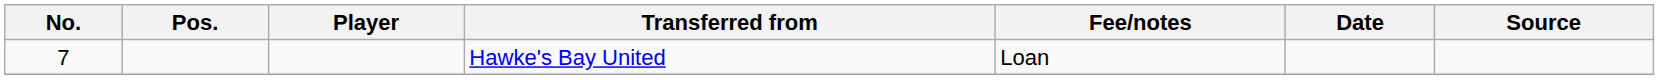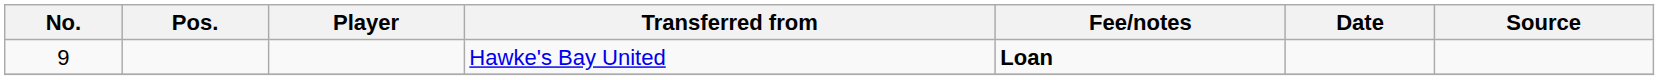(63, 57) 7 -> (63, 57) 9
(1025, 57) normal -> (1027, 57) bold
